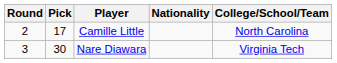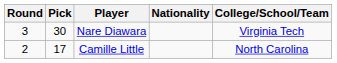rows swapped: (112, 31) <-> (112, 49)
